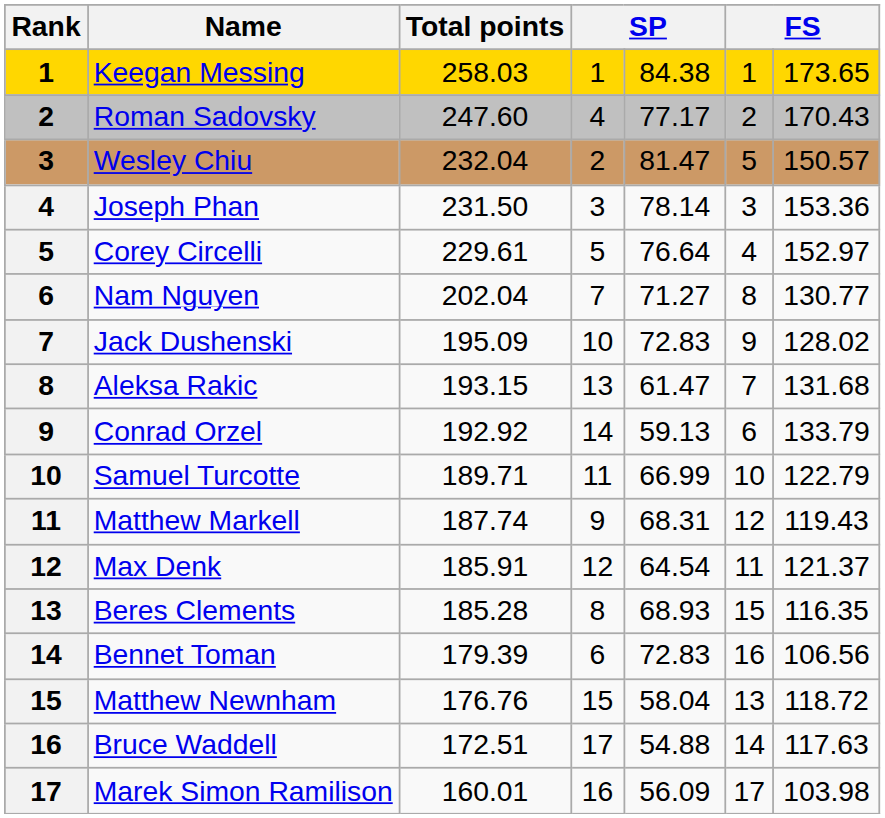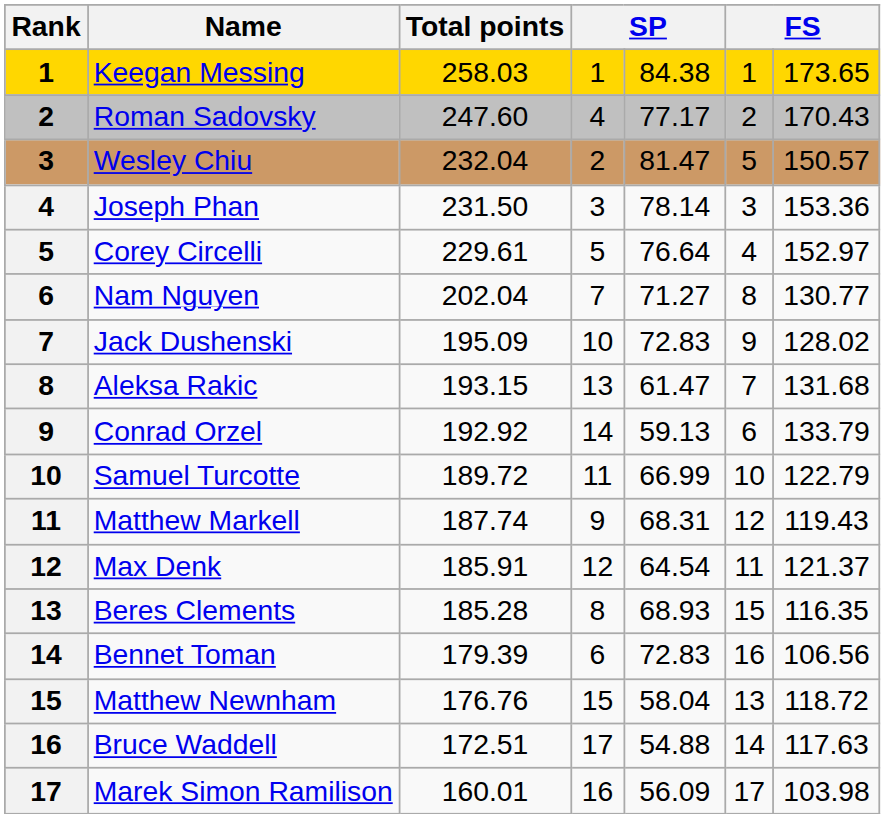(485, 476) 189.71 -> (485, 476) 189.72
